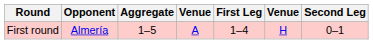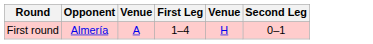- column: (147, 13)
